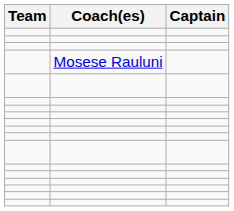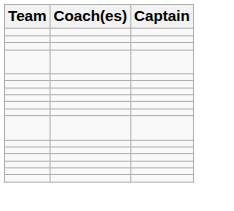- row: (27, 62)
